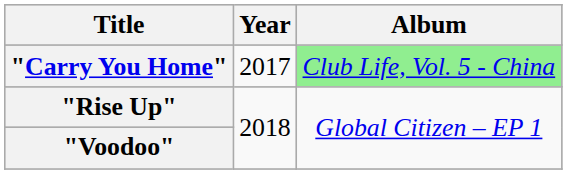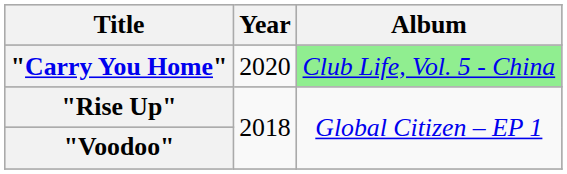(265, 65) 2017 -> (265, 65) 2020
